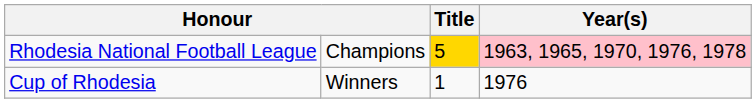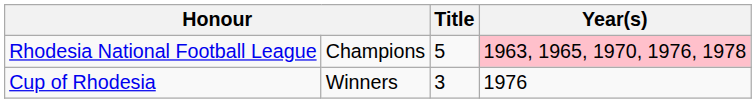(440, 51) gold background -> (440, 51) no background
(440, 82) 1 -> (440, 82) 3
